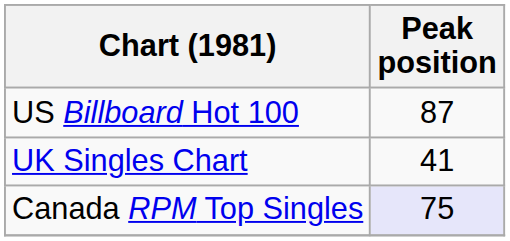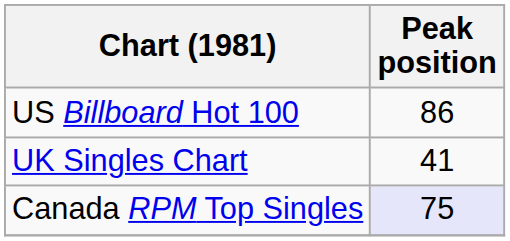(437, 112) 87 -> (437, 112) 86
